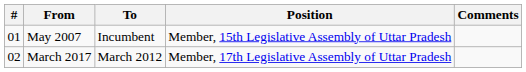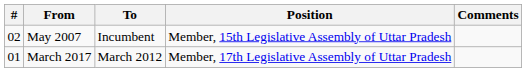(14, 36) 01 -> (14, 36) 02
(14, 57) 02 -> (14, 57) 01
